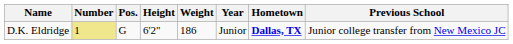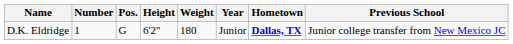(77, 30) khaki background -> (77, 30) no background
(188, 30) 186 -> (188, 30) 180
